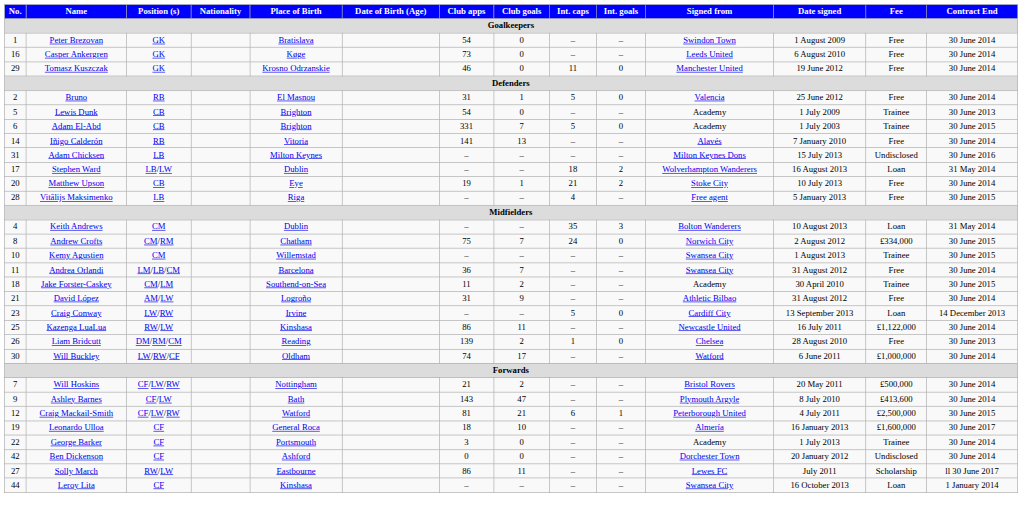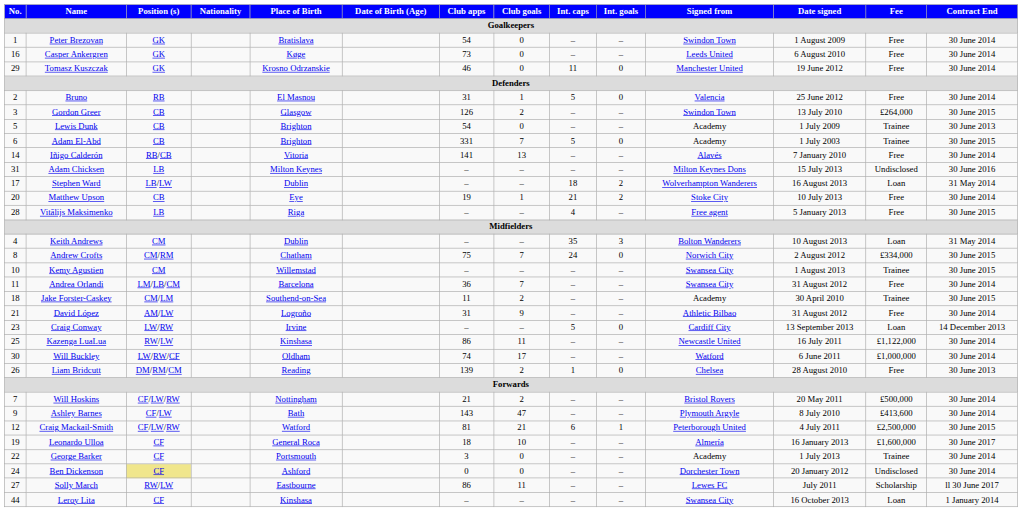+ row: (76, 111)
(159, 140) RB -> (159, 154) RB/CB
rows swapped: (76, 341) <-> (76, 355)
(15, 456) 42 -> (15, 470) 24
(159, 456) no background -> (159, 470) khaki background
